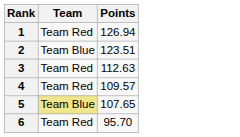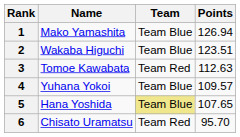+ column: (87, 13)
(67, 31) Team Red -> (165, 31) Team Blue
(67, 86) Team Red -> (165, 86) Team Blue
